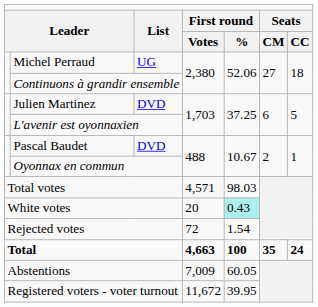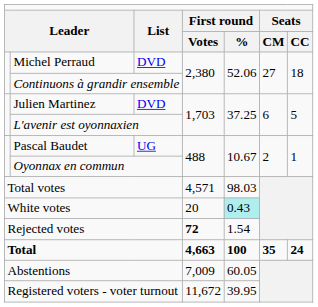(146, 62) UG -> (151, 62) DVD
(151, 145) DVD -> (146, 145) UG
(192, 229) normal -> (192, 229) bold
